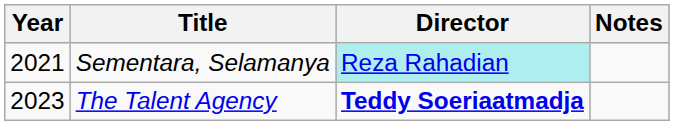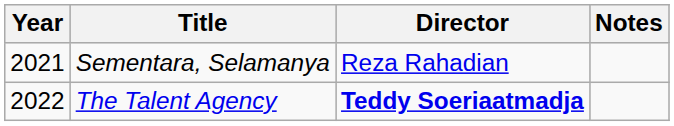(425, 62) paleturquoise background -> (425, 62) no background
(37, 100) 2023 -> (37, 100) 2022
